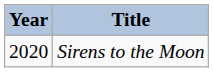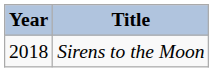(29, 50) 2020 -> (29, 50) 2018
